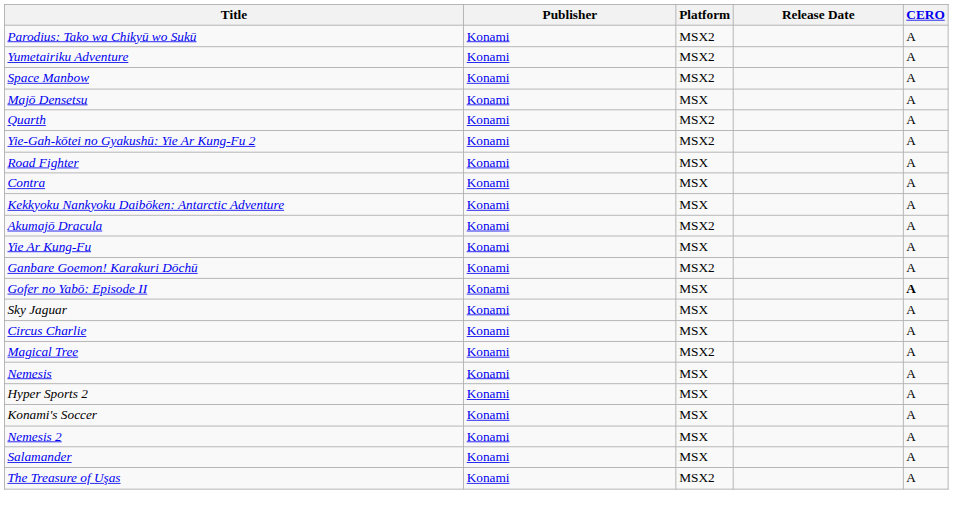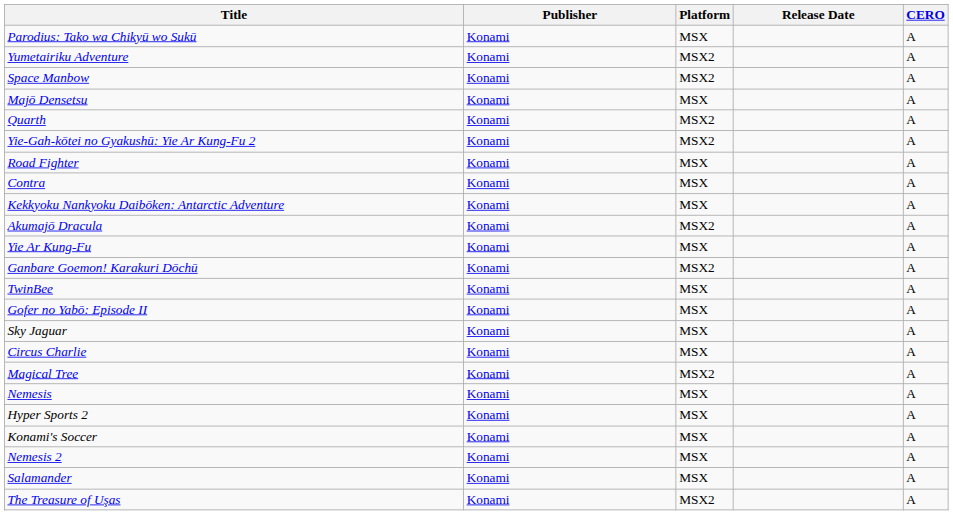(697, 36) MSX2 -> (694, 36) MSX
+ row: (30, 288)
(911, 288) bold -> (911, 309) normal
